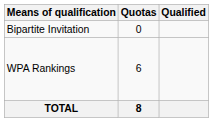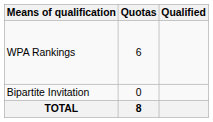rows swapped: (41, 69) <-> (48, 29)
